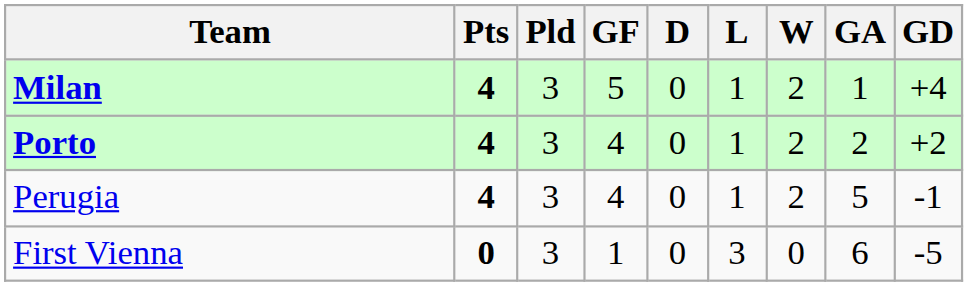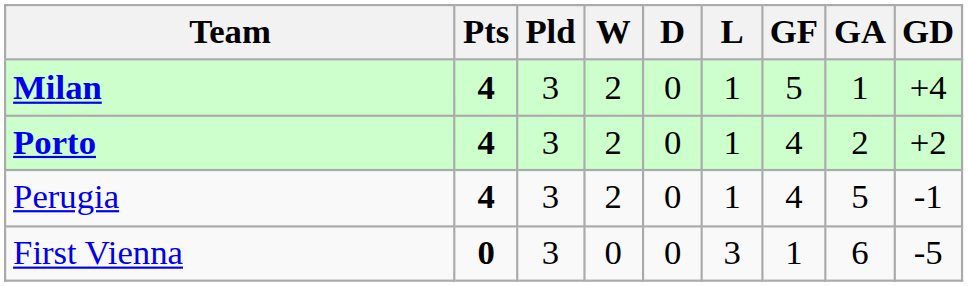columns swapped: (796, 32) <-> (616, 32)
